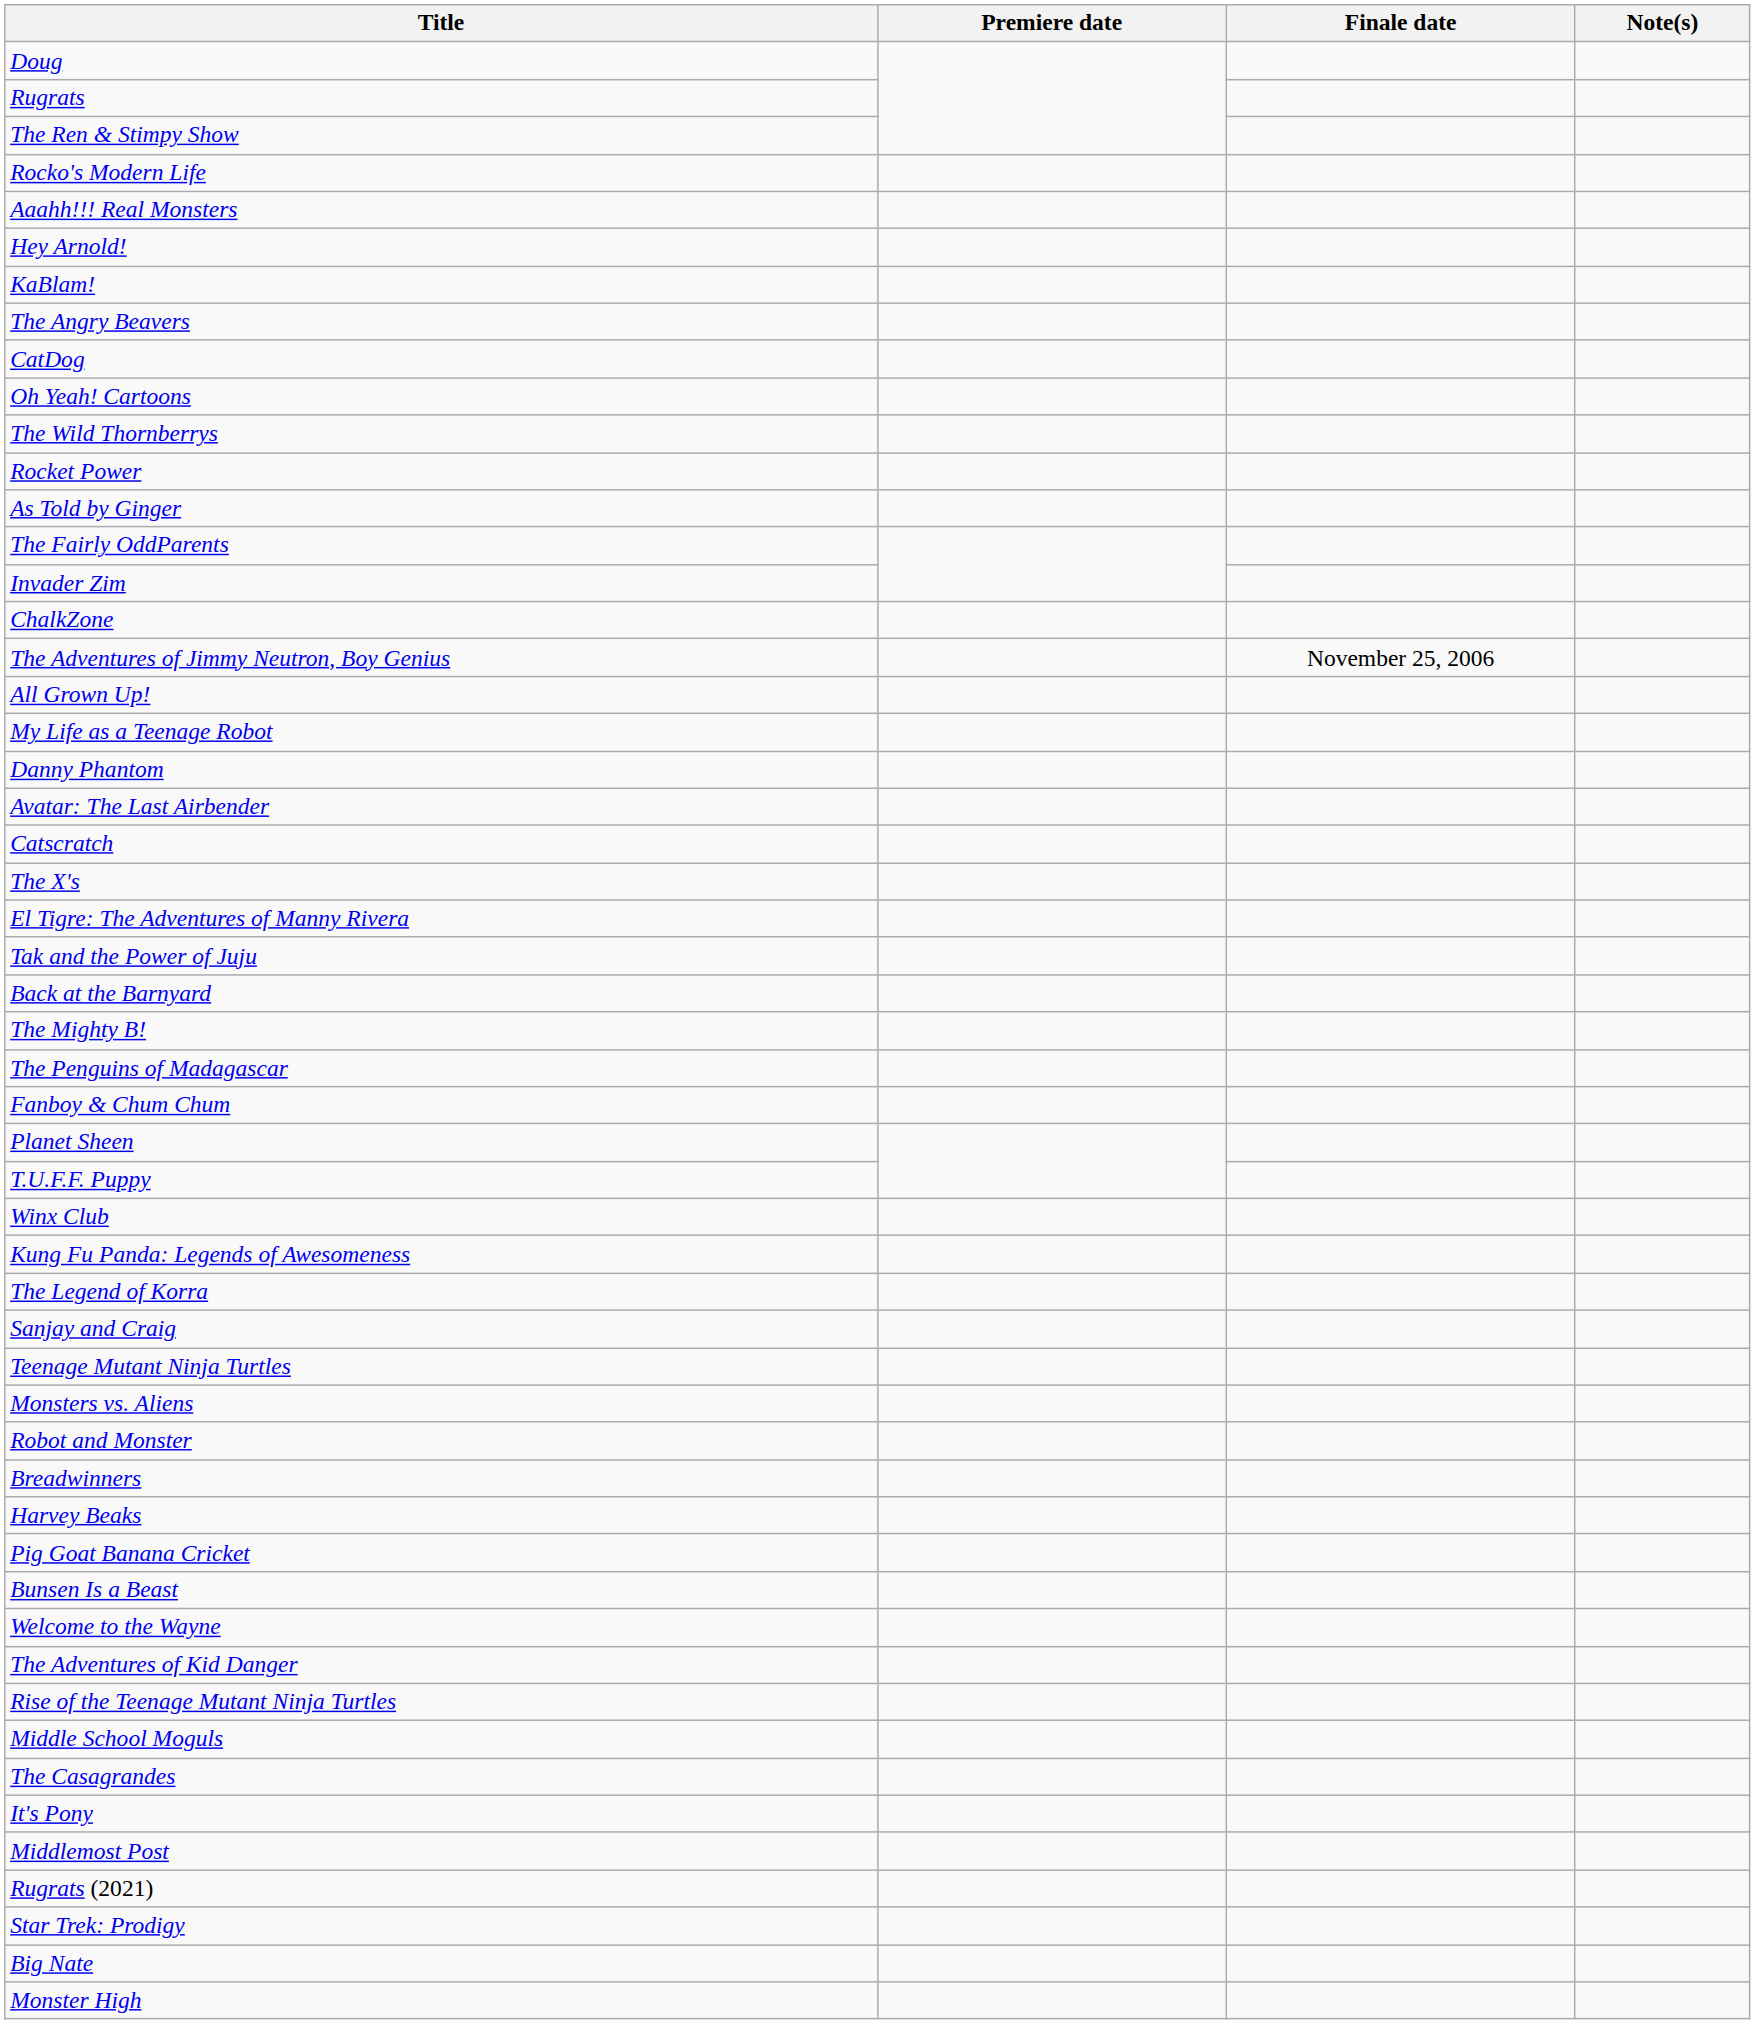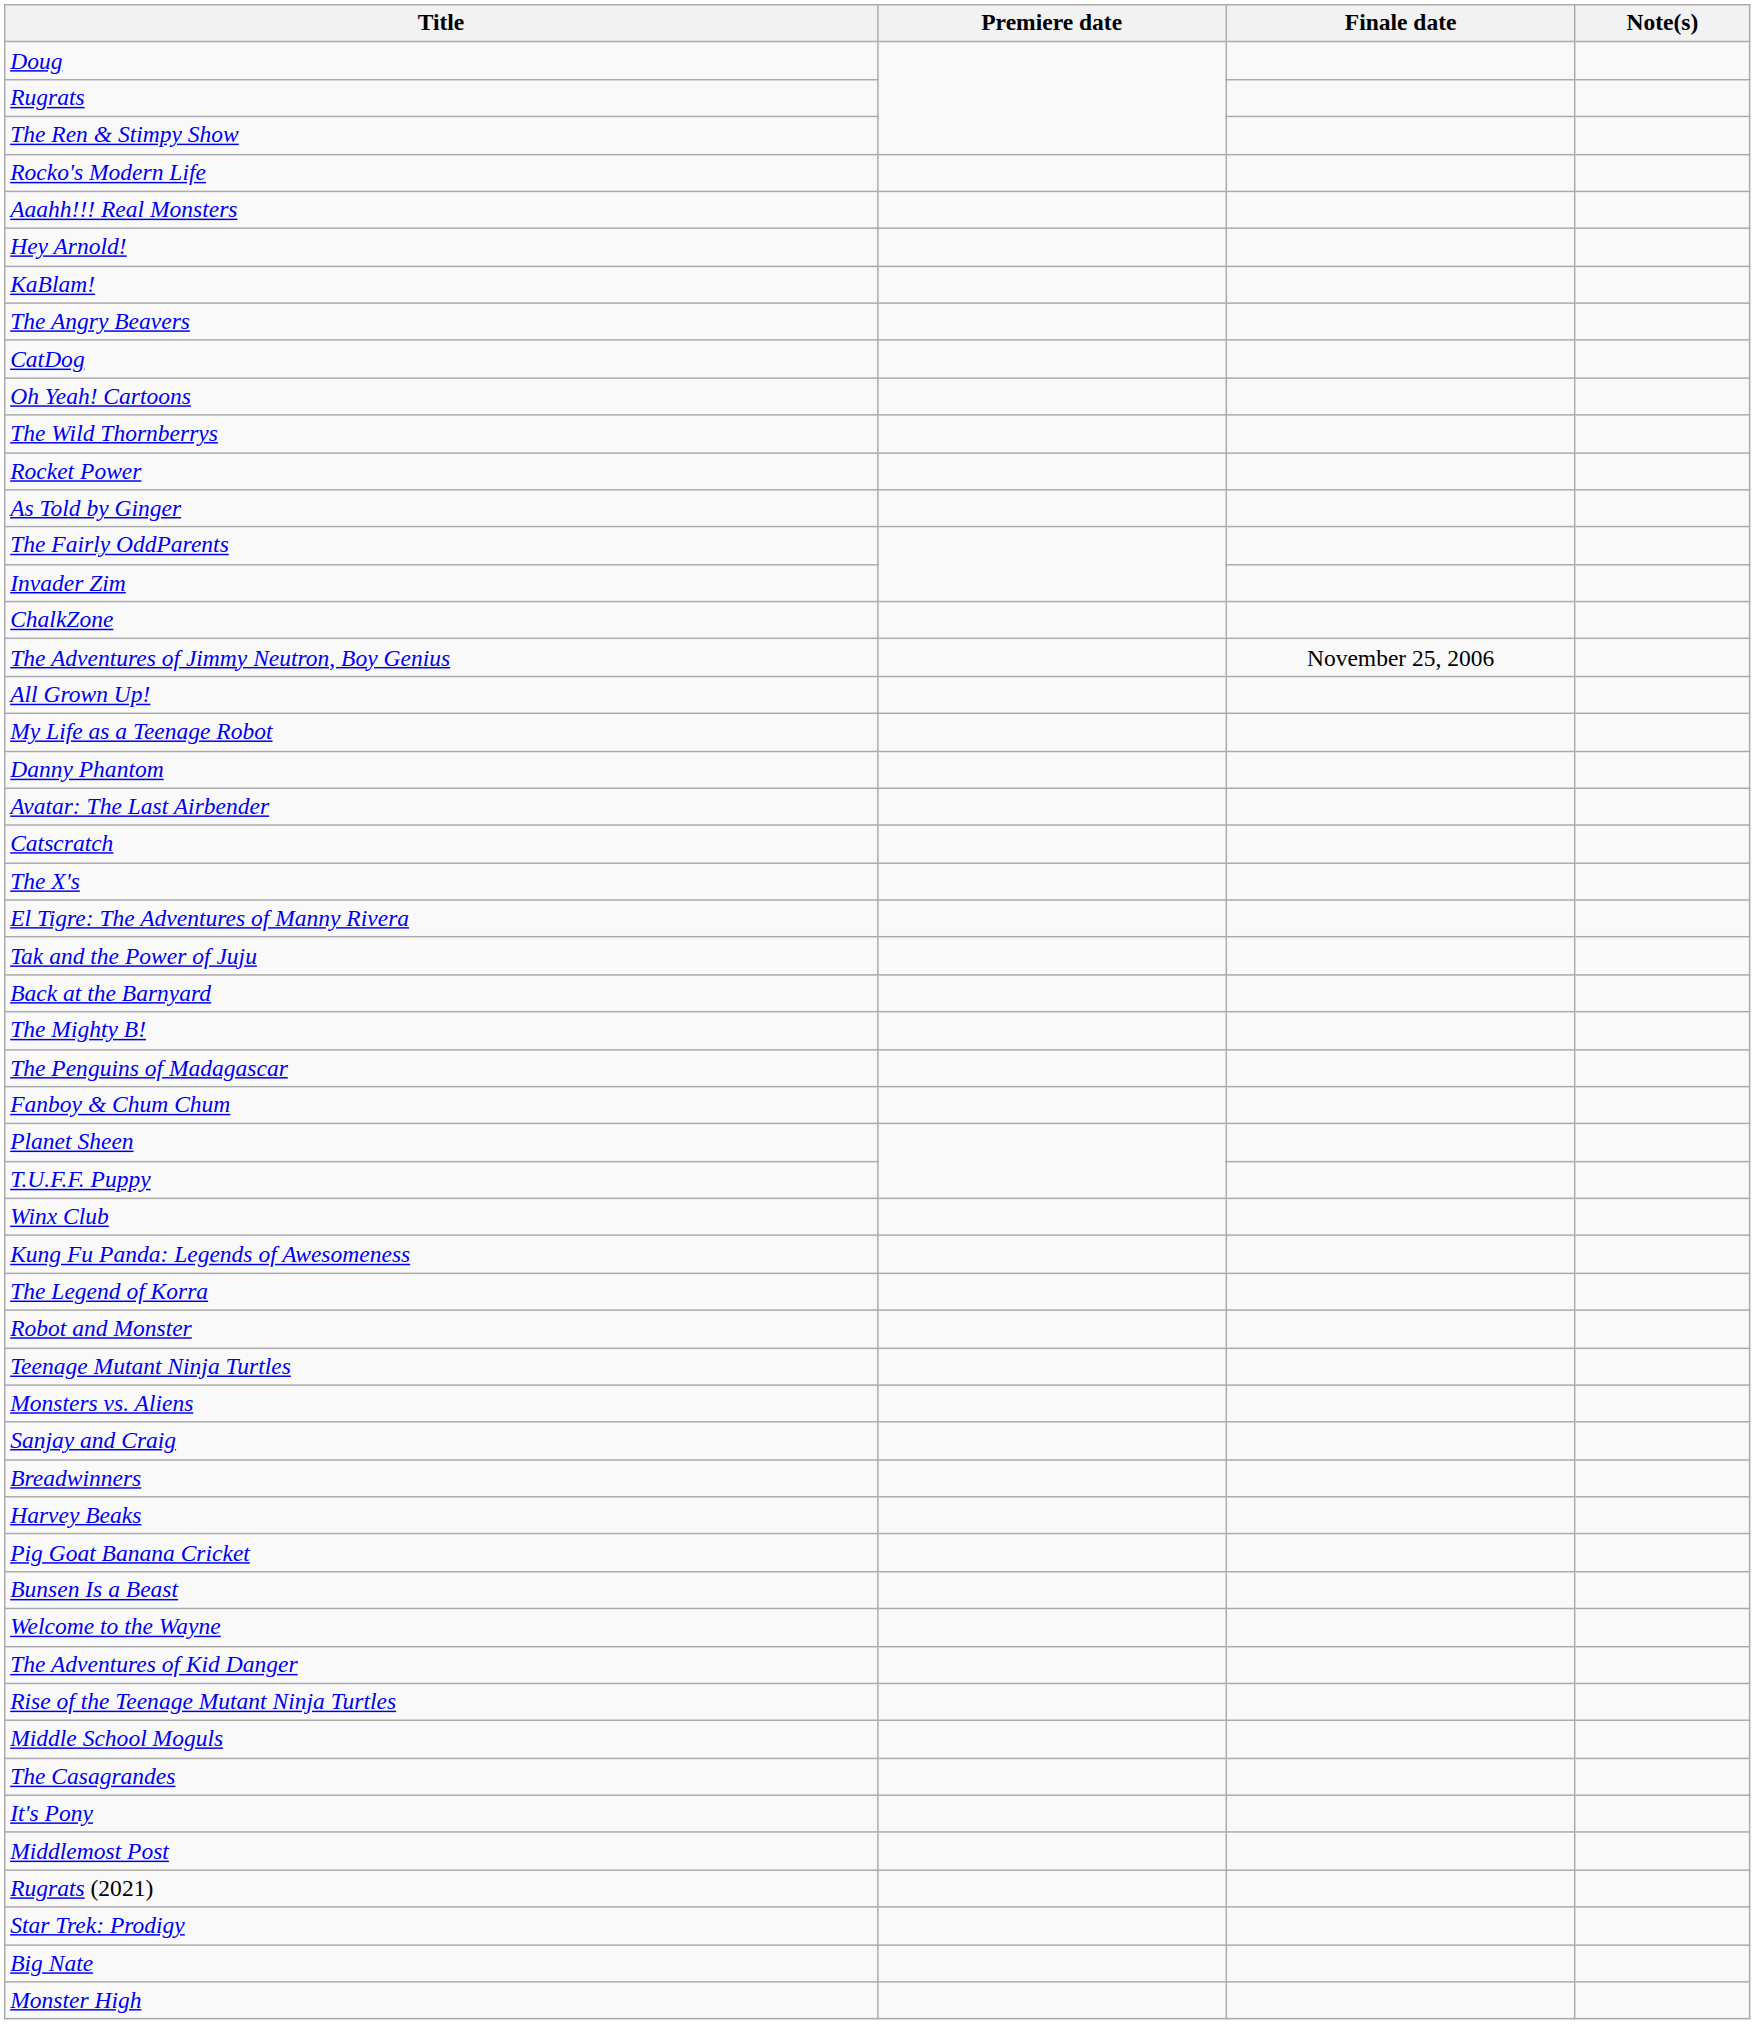rows swapped: (101, 1440) <-> (93, 1328)
